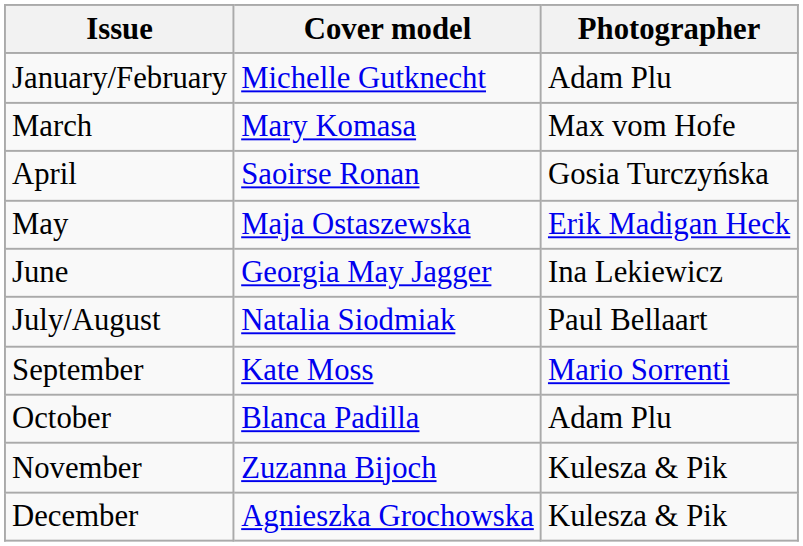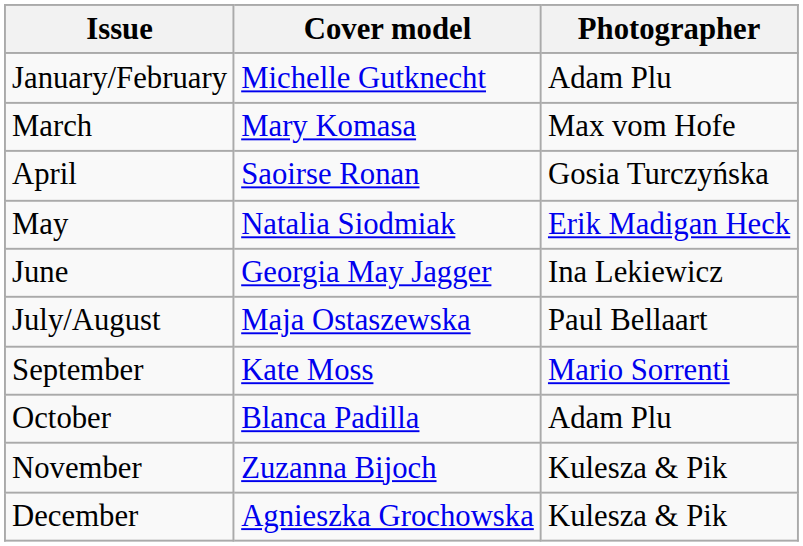(356, 223) Maja Ostaszewska -> (348, 223) Natalia Siodmiak
(348, 321) Natalia Siodmiak -> (356, 321) Maja Ostaszewska
